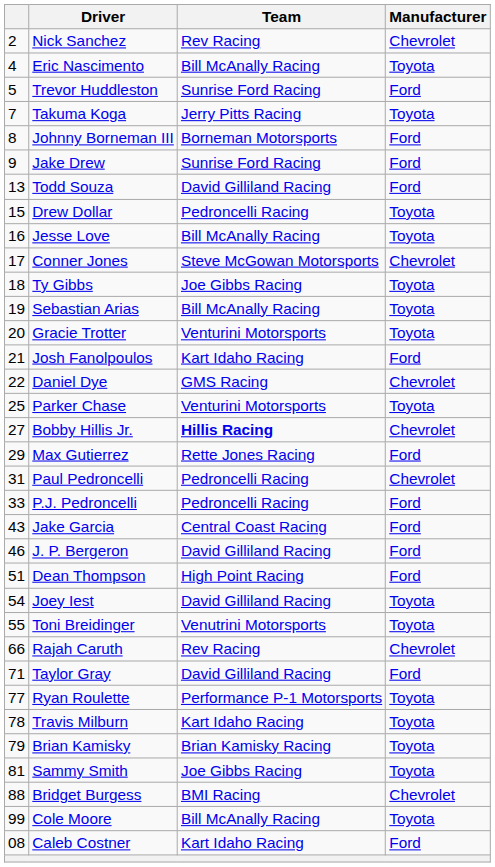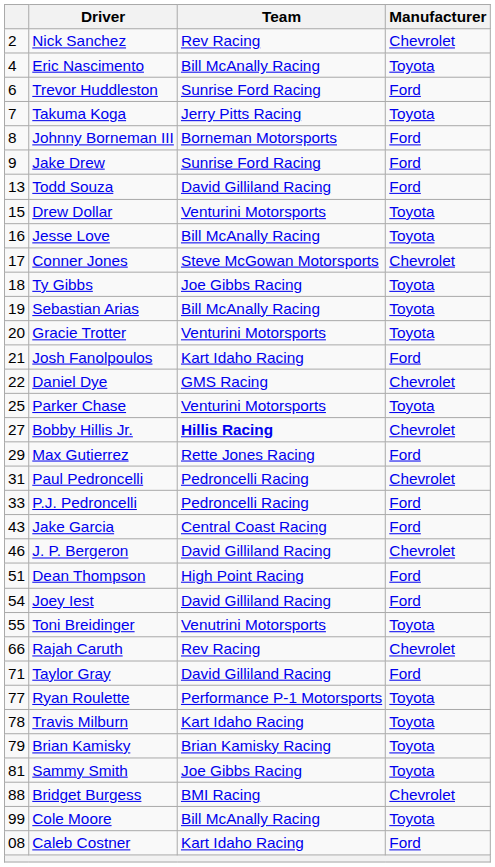(12, 90) 5 -> (12, 90) 6
(245, 211) Pedroncelli Racing -> (253, 211) Venturini Motorsports
(405, 552) Ford -> (422, 552) Chevrolet
(412, 600) Toyota -> (405, 600) Ford
